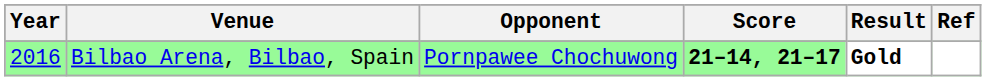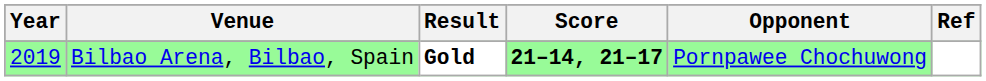columns swapped: (551, 22) <-> (889, 22)
(35, 58) 2016 -> (35, 58) 2019
